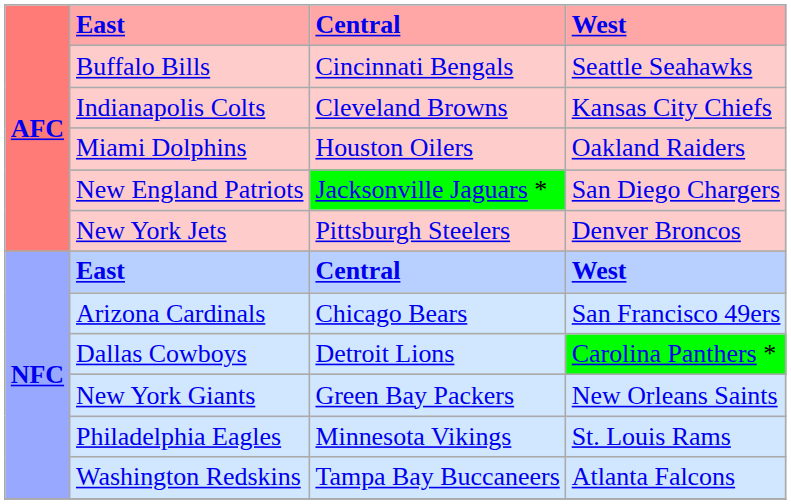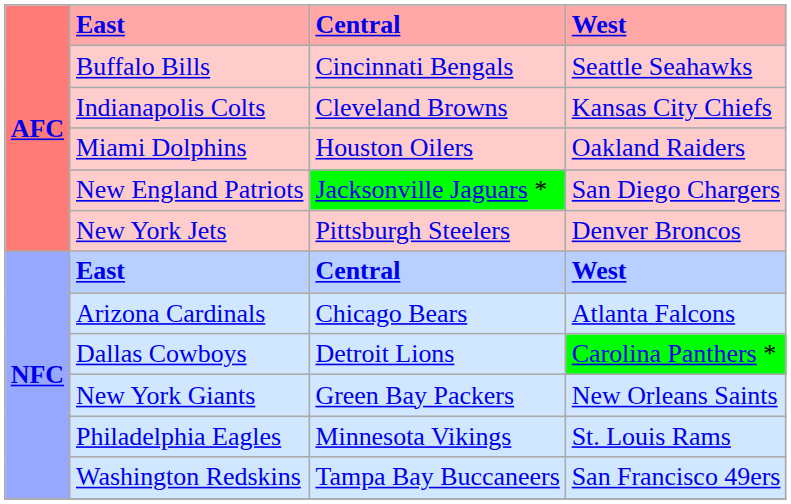(676, 312) San Francisco 49ers -> (653, 312) Atlanta Falcons
(653, 477) Atlanta Falcons -> (676, 477) San Francisco 49ers
